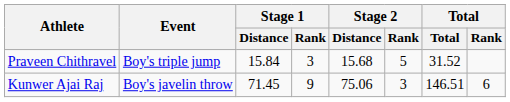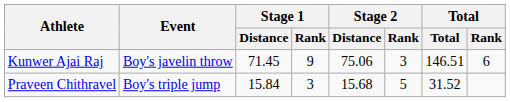rows swapped: (62, 61) <-> (56, 85)
